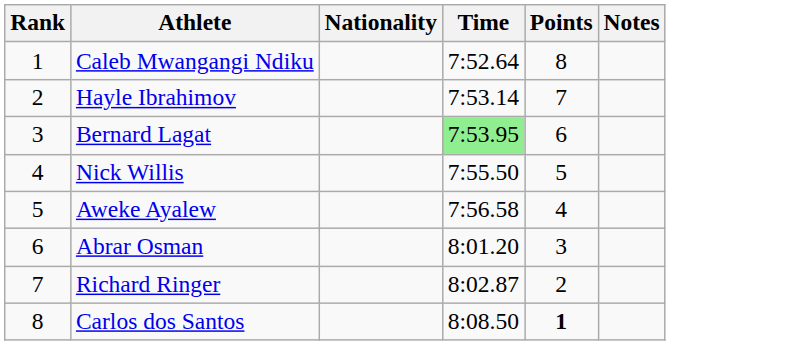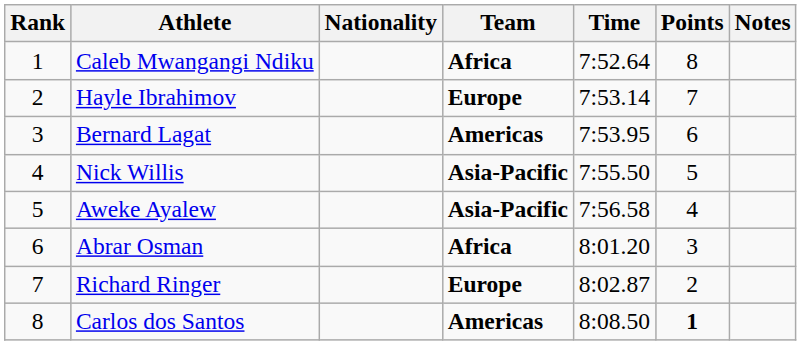+ column: (508, 23)
(483, 135) lightgreen background -> (614, 135) no background
